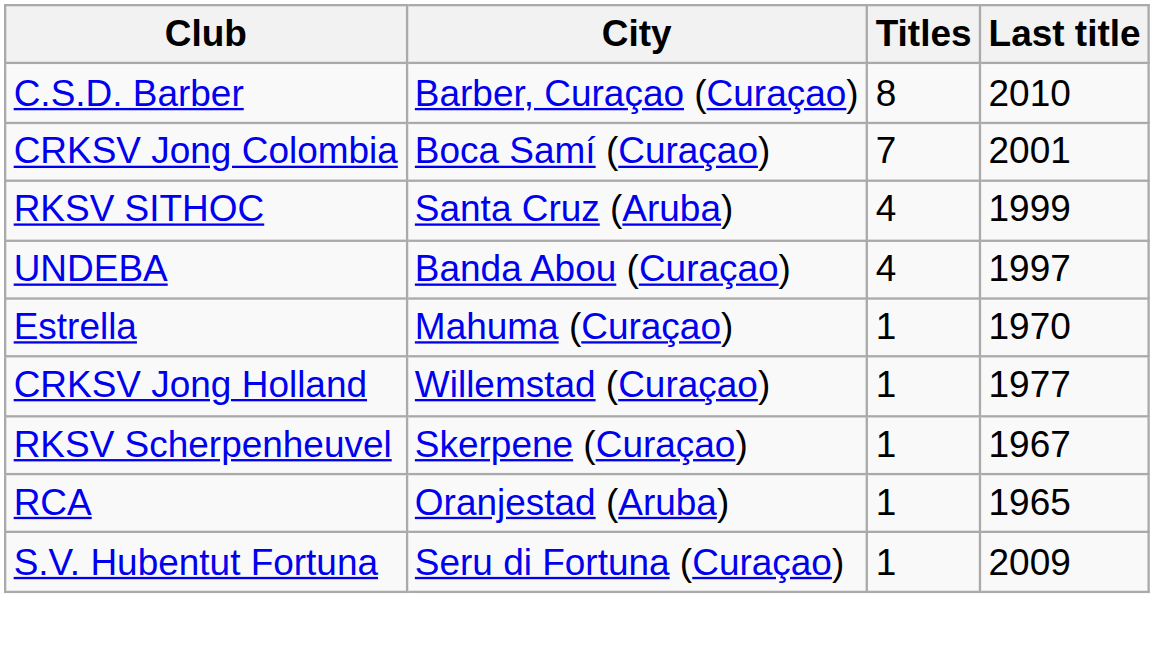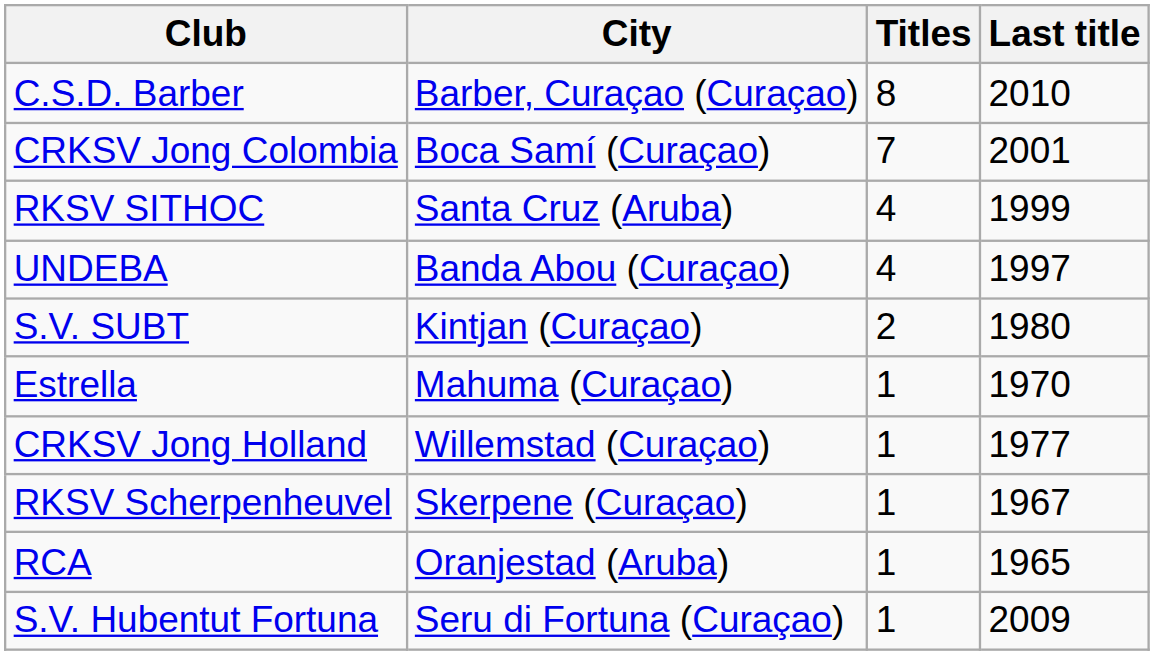+ row: (101, 326)
